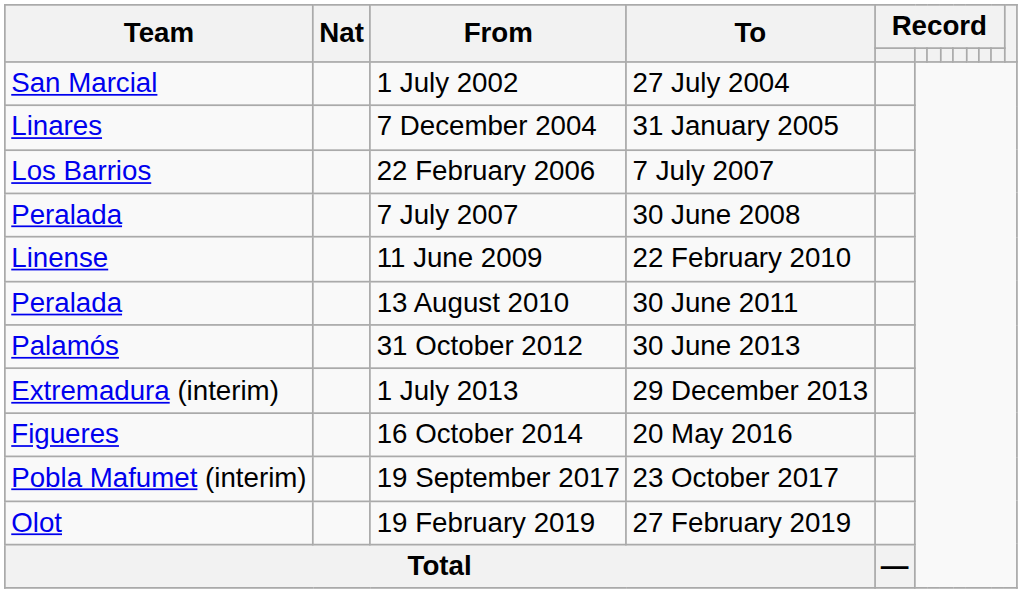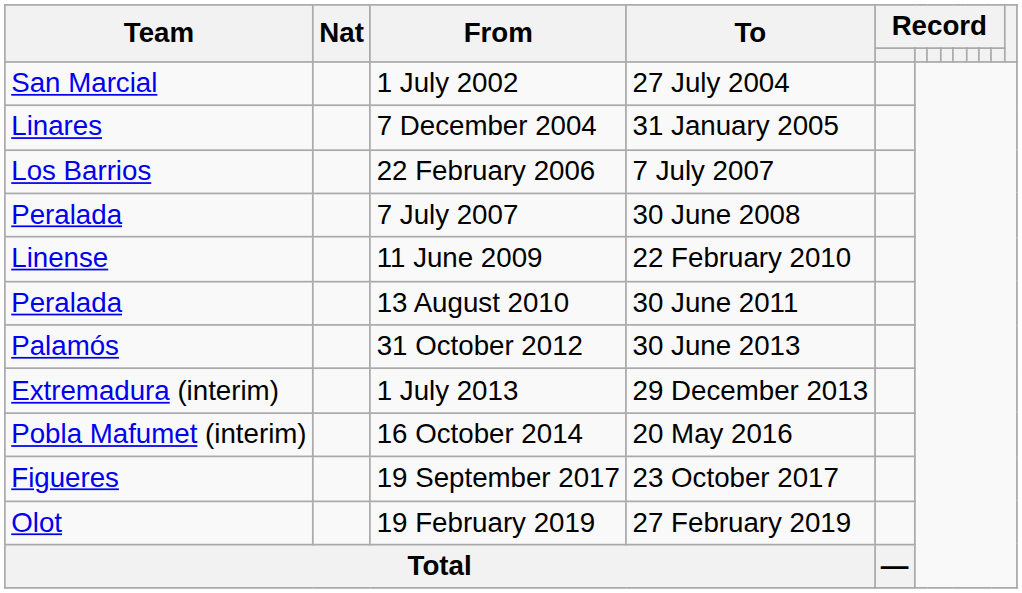(65, 434) Figueres -> (159, 434) Pobla Mafumet (interim)
(159, 478) Pobla Mafumet (interim) -> (65, 478) Figueres
